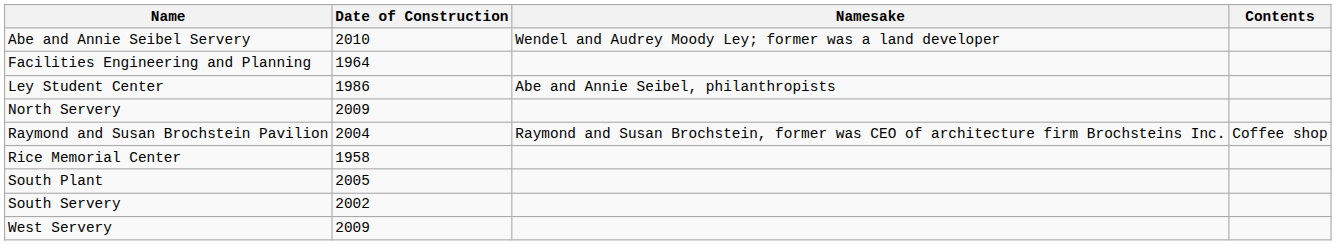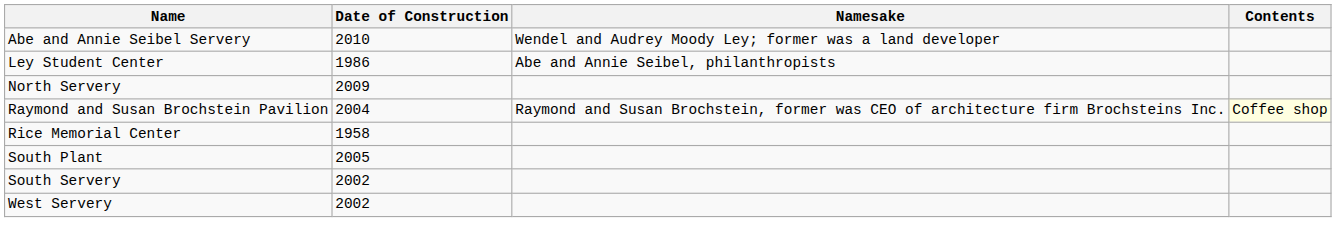- row: (160, 63)
(1280, 134) no background -> (1280, 110) lightyellow background
(353, 228) 2009 -> (353, 204) 2002
